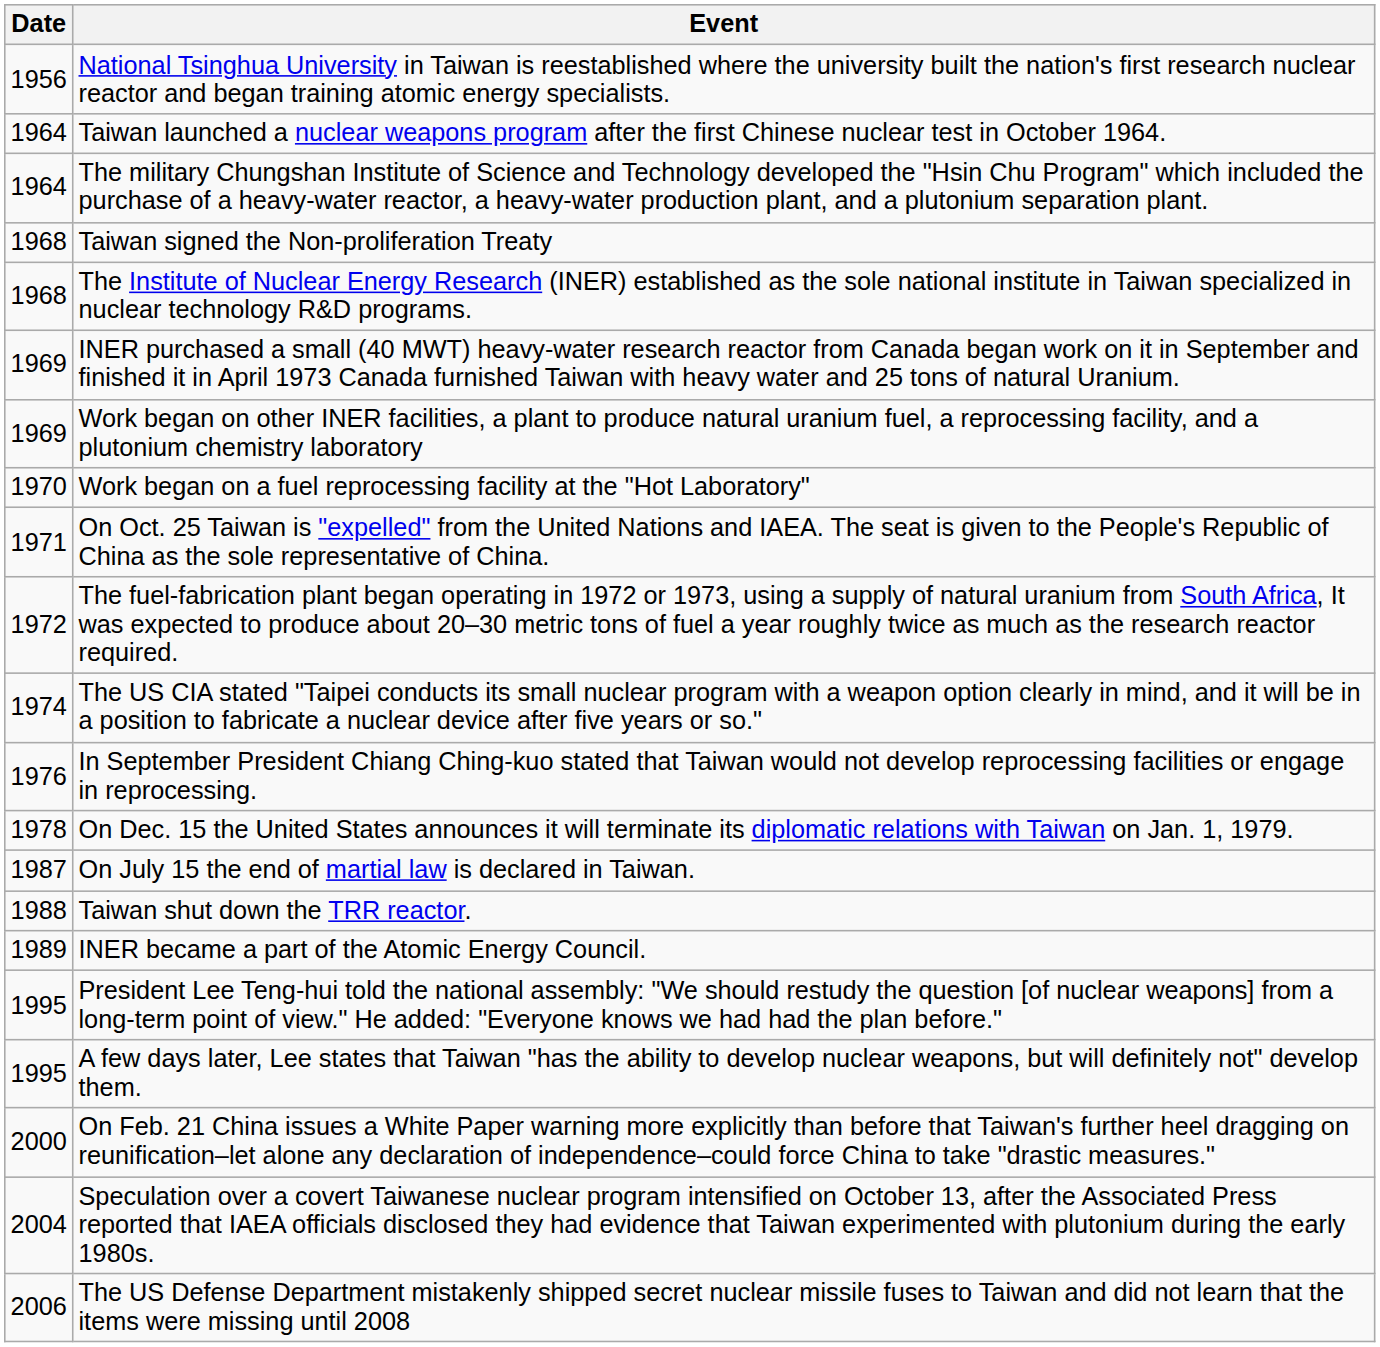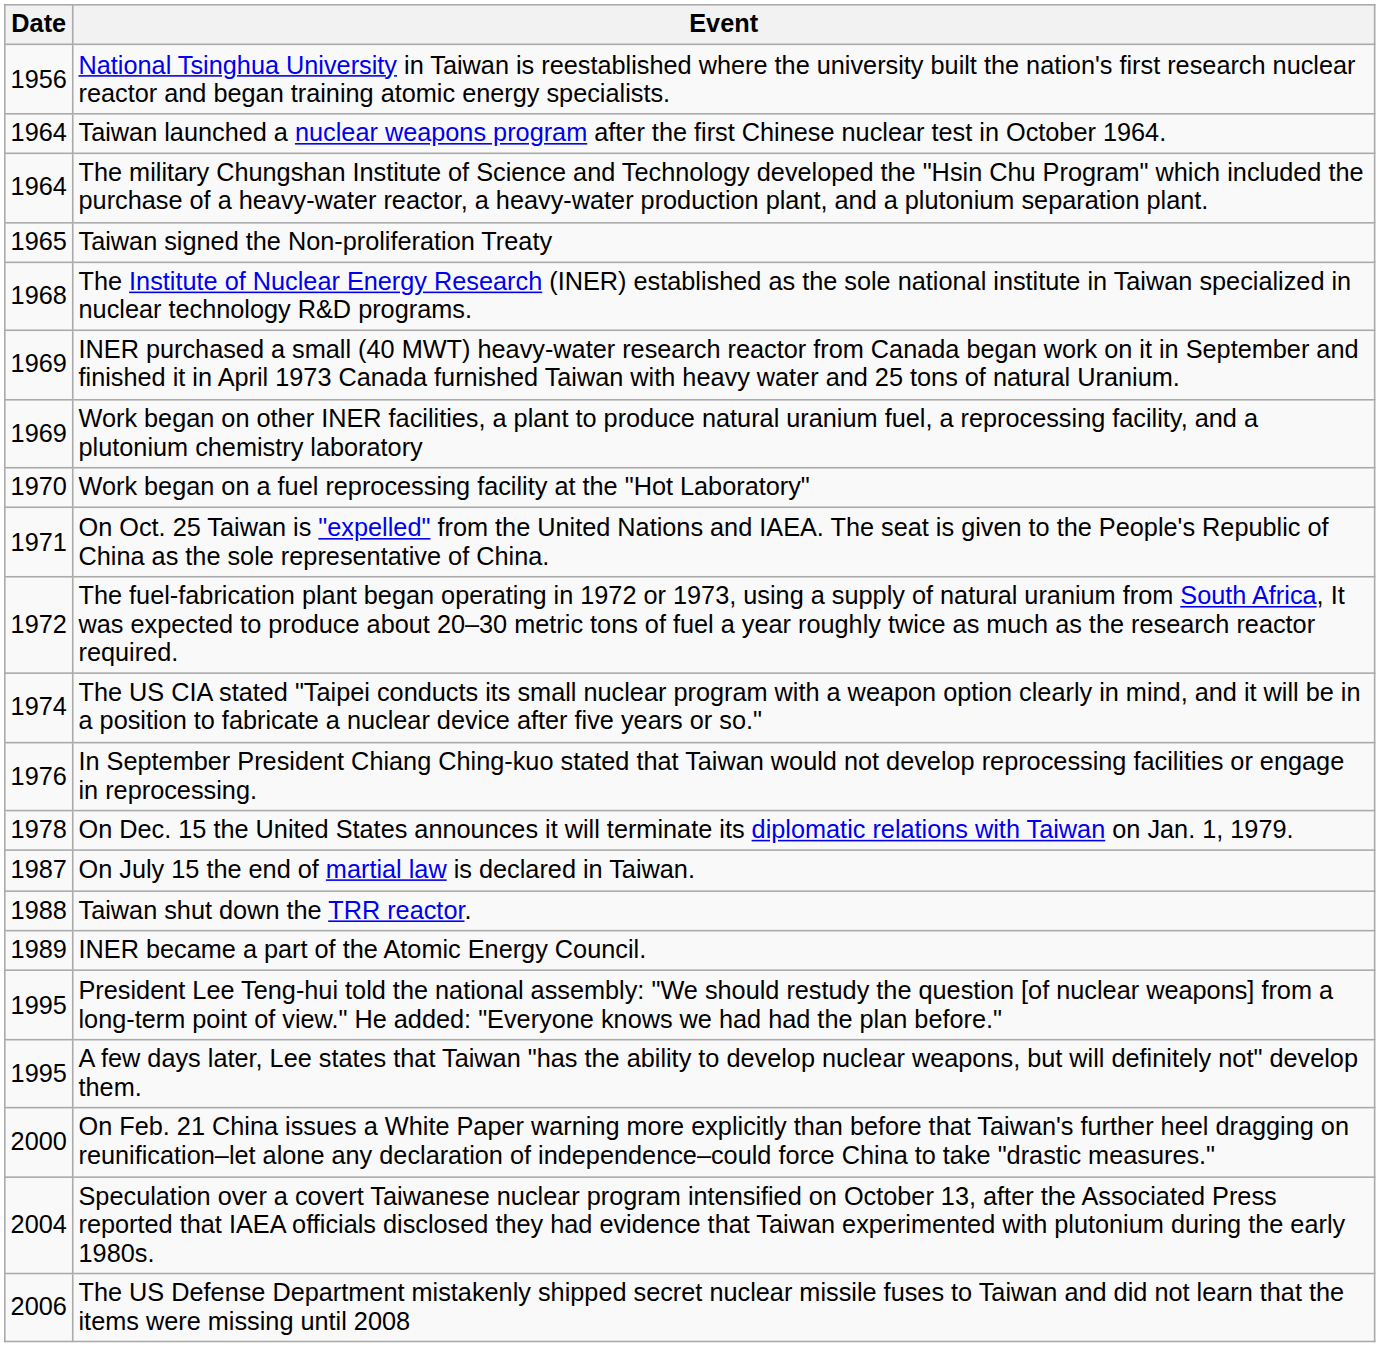(39, 241) 1968 -> (39, 241) 1965
